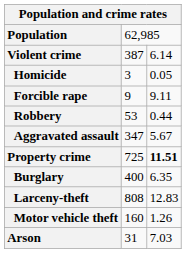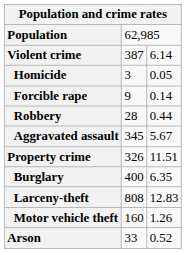(161, 95) 9.11 -> (161, 95) 0.14
(131, 116) 53 -> (131, 116) 28
(134, 136) 347 -> (134, 136) 345
(134, 156) 725 -> (134, 156) 326
(164, 156) bold -> (164, 156) normal
(131, 237) 31 -> (131, 237) 33
(161, 237) 7.03 -> (161, 237) 0.52
